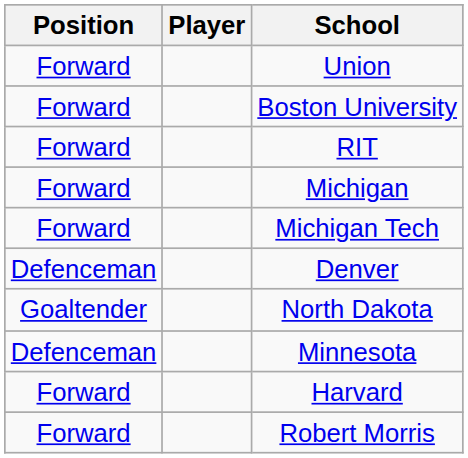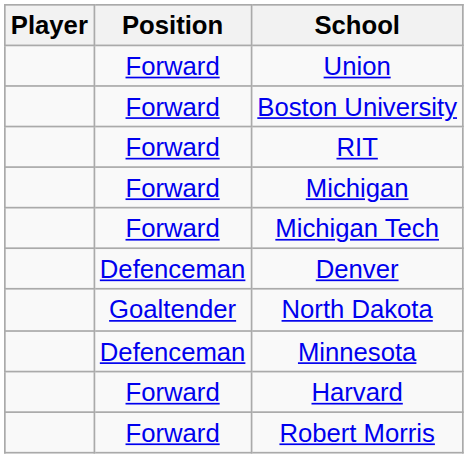columns swapped: (207, 25) <-> (84, 25)
